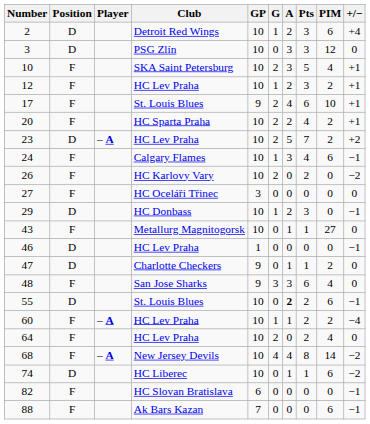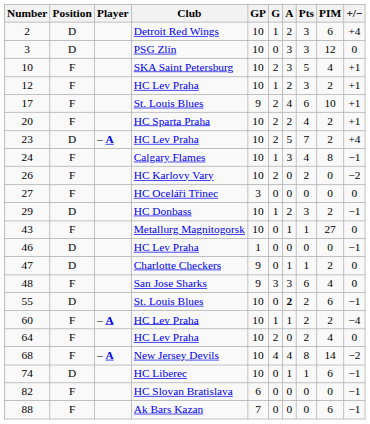(354, 139) +2 -> (354, 139) +4
(330, 157) 6 -> (330, 157) 8
(330, 211) 0 -> (330, 211) 2
(354, 373) −2 -> (354, 373) −1
